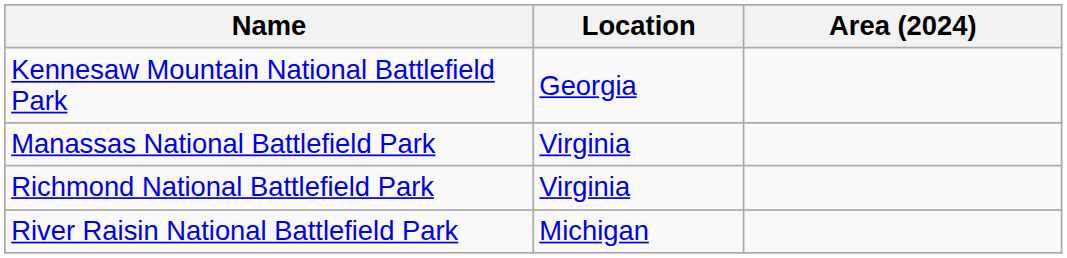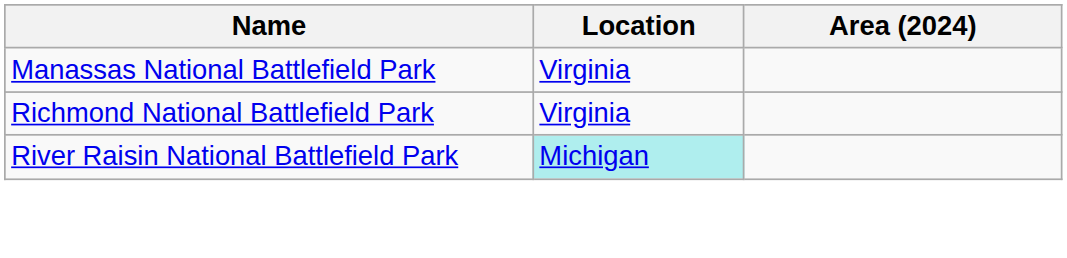- row: (253, 84)
(594, 230) no background -> (594, 156) paleturquoise background
